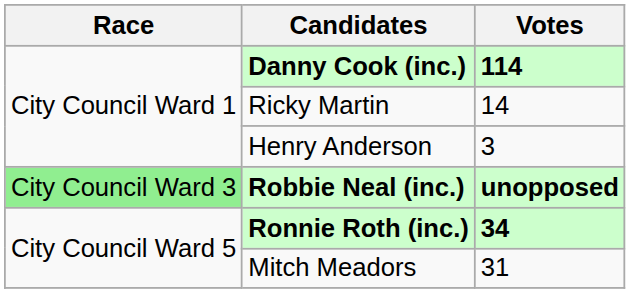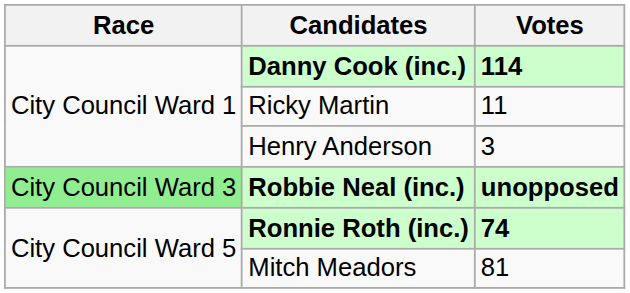(495, 107) 14 -> (494, 107) 11
(495, 228) 34 -> (495, 228) 74
(495, 268) 31 -> (495, 268) 81
